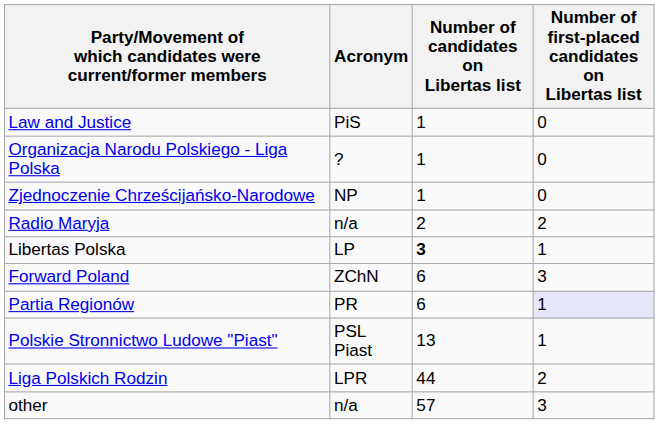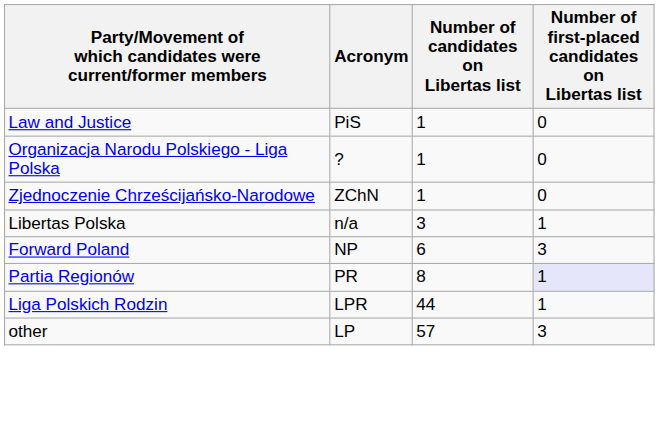(346, 195) NP -> (357, 195) ZChN
- row: (59, 222)
(344, 250) LP -> (346, 222) n/a
(421, 250) bold -> (421, 222) normal
(356, 277) ZChN -> (346, 250) NP
(421, 304) 6 -> (421, 277) 8
- row: (143, 341)
(542, 377) 2 -> (542, 304) 1
(346, 405) n/a -> (345, 331) LP
